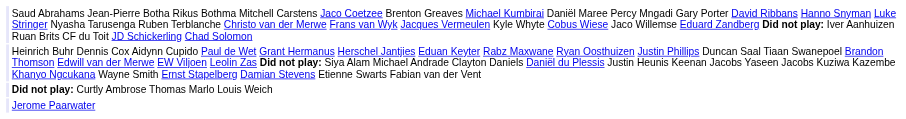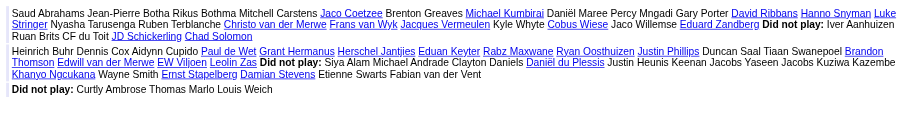- row: (54, 106)
